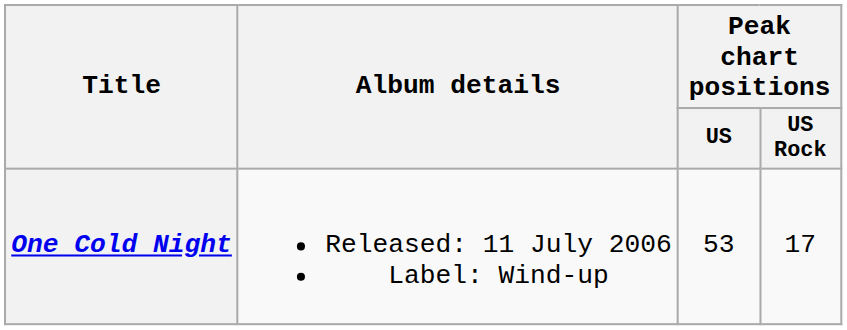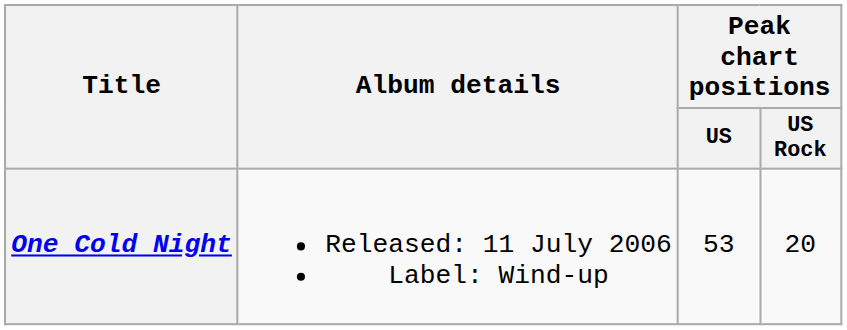(800, 246) 17 -> (800, 246) 20
